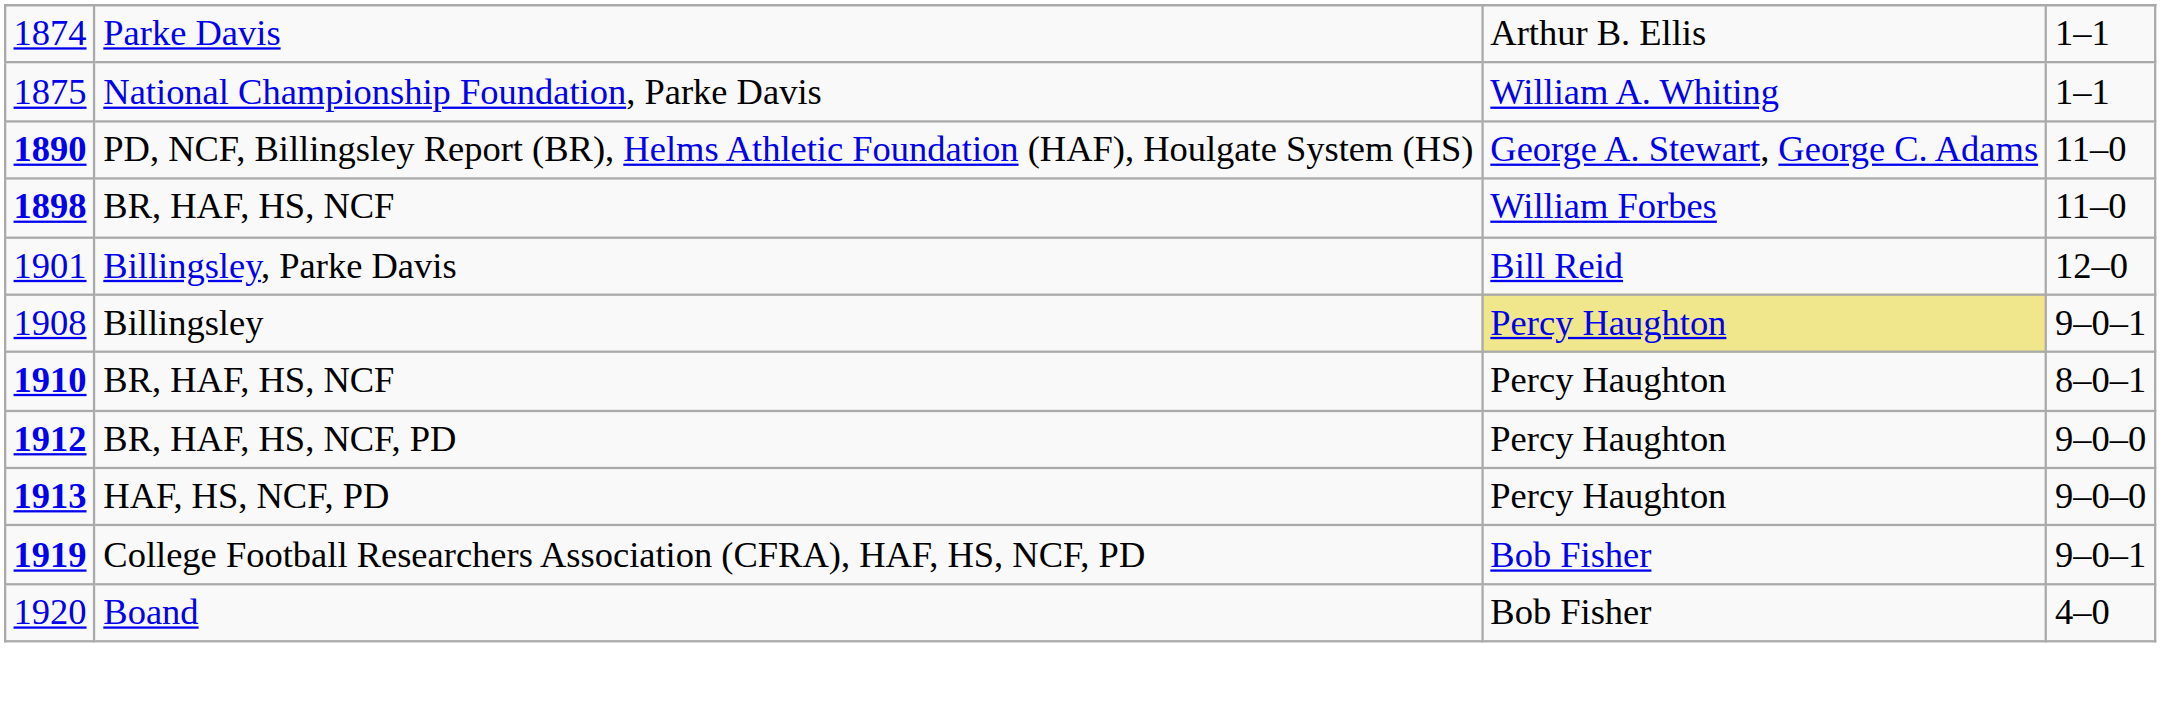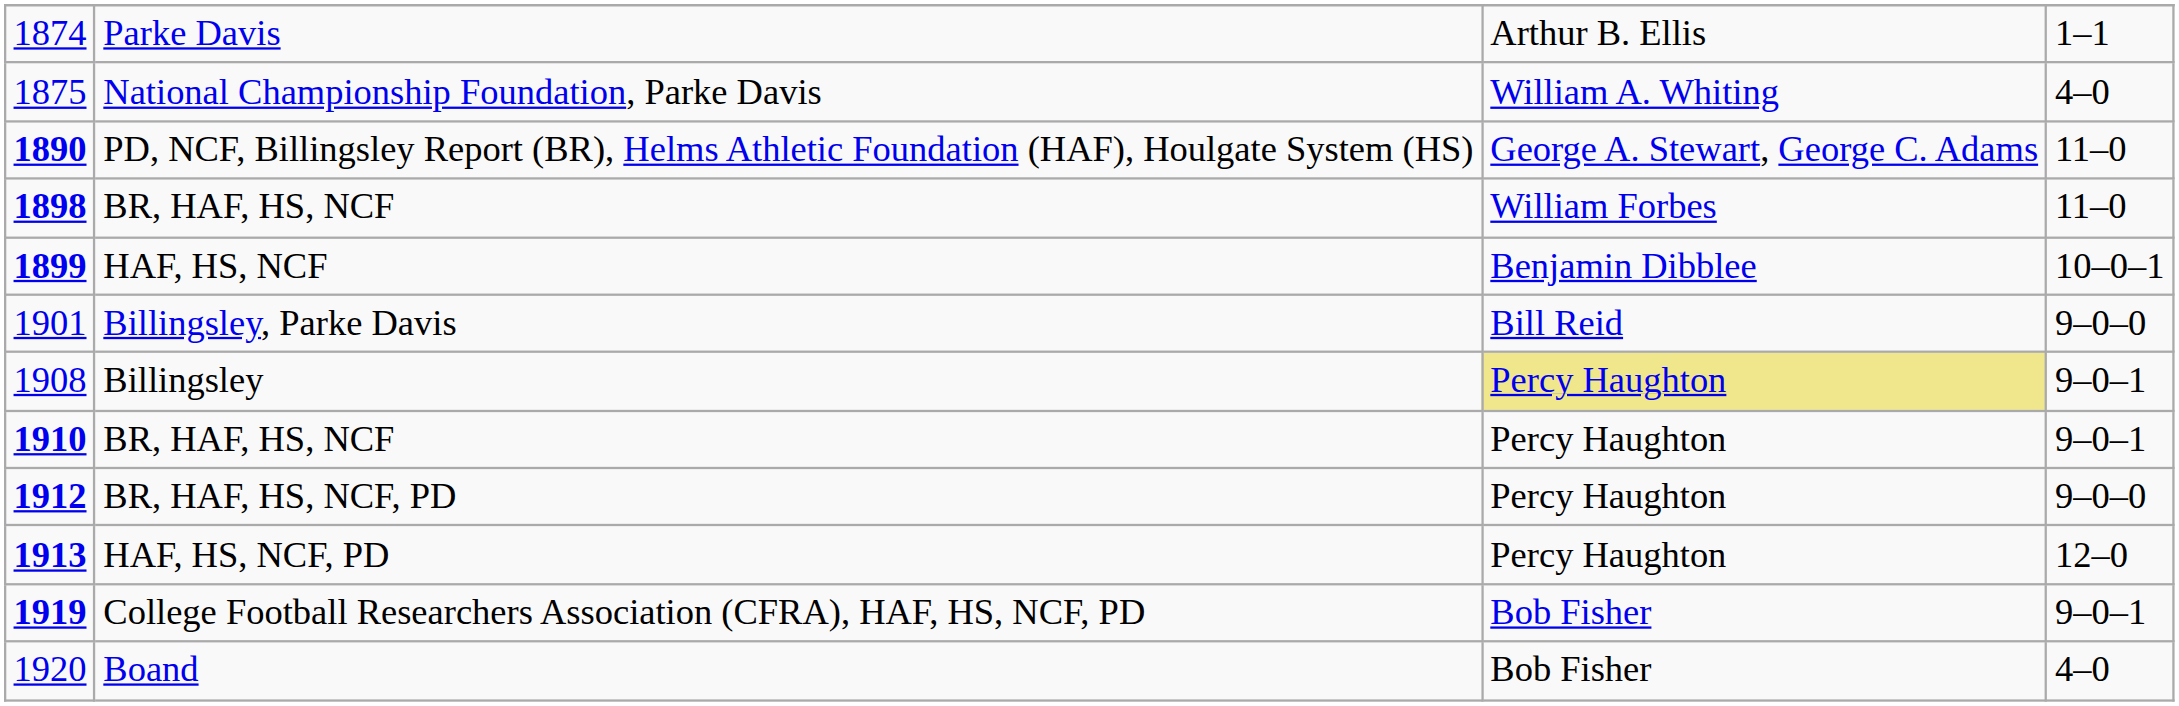(2082, 91) 1–1 -> (2082, 91) 4–0
+ row: (50, 264)
(2091, 264) 12–0 -> (2101, 322) 9–0–0
(2101, 380) 8–0–1 -> (2101, 438) 9–0–1
(2101, 496) 9–0–0 -> (2091, 554) 12–0
